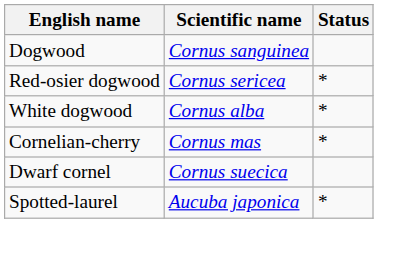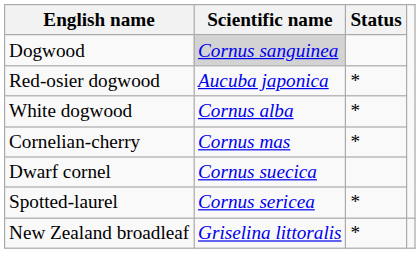(239, 50) no background -> (268, 50) lightgrey background
(227, 80) Cornus sericea -> (263, 80) Aucuba japonica
(234, 202) Aucuba japonica -> (256, 202) Cornus sericea
+ row: (99, 232)
